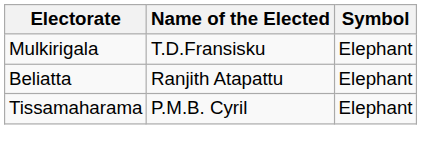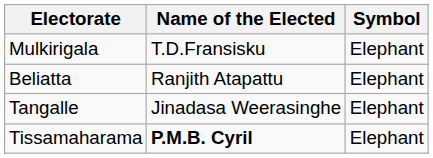+ row: (44, 108)
(199, 108) normal -> (202, 138) bold
